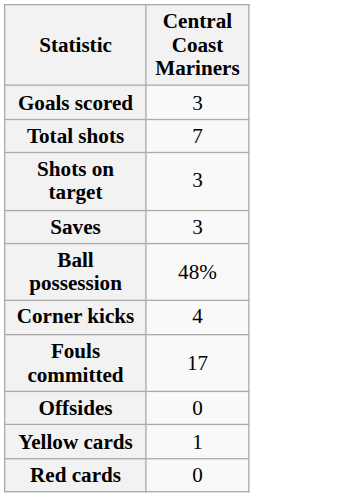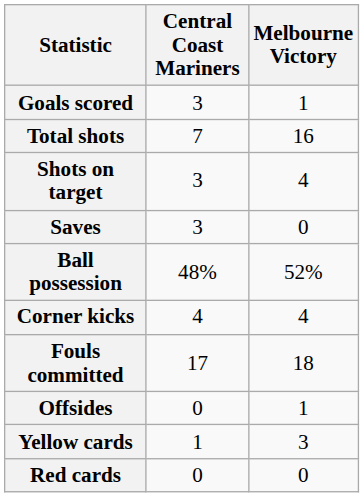+ column: (303, 45)
